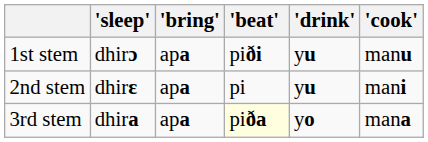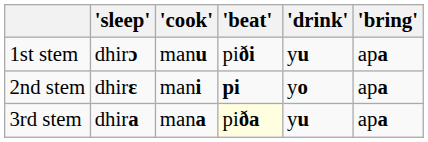columns swapped: (391, 20) <-> (190, 20)
(238, 86) normal -> (231, 86) bold
(305, 86) yu -> (297, 86) yo
(304, 119) yo -> (298, 119) yu
